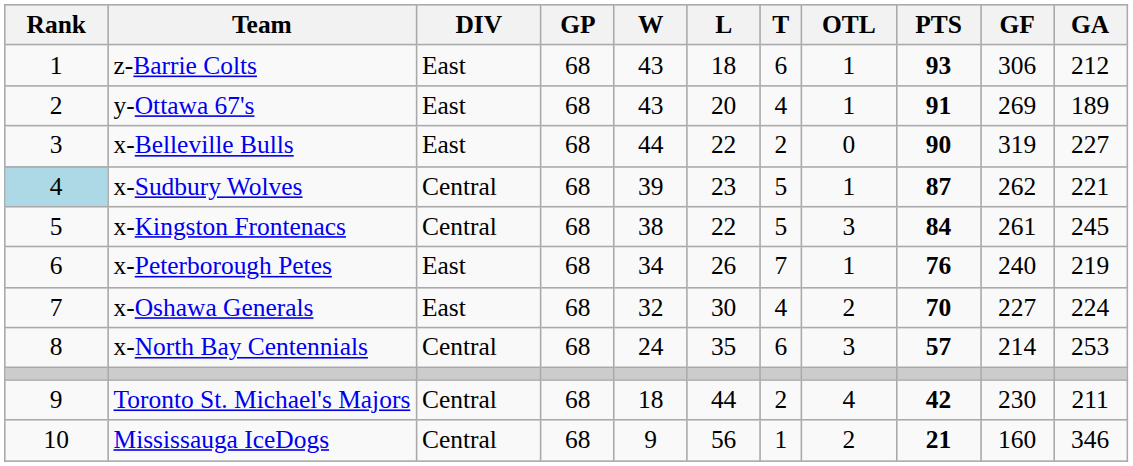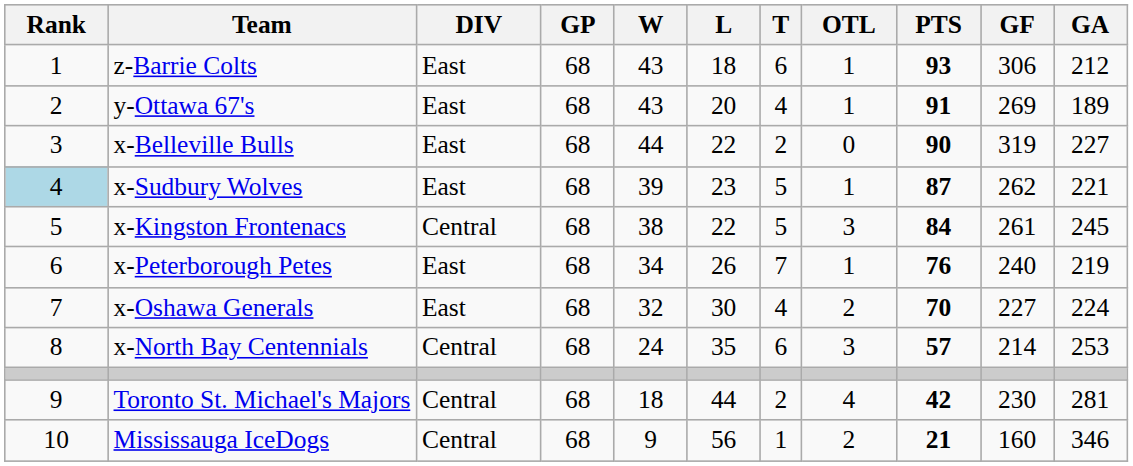(459, 186) Central -> (444, 186) East
(1090, 399) 211 -> (1090, 399) 281
